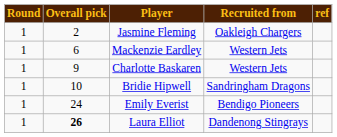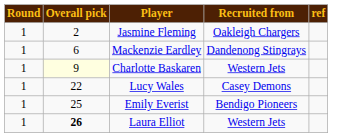(258, 50) Western Jets -> (256, 50) Dandenong Stingrays
(76, 68) no background -> (76, 68) lightyellow background
- row: (157, 86)
+ row: (157, 86)
(76, 104) 24 -> (76, 104) 25
(258, 123) Dandenong Stingrays -> (256, 123) Western Jets
